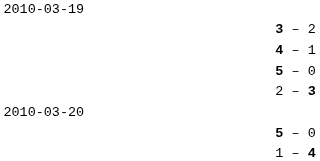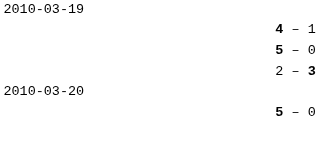- row: (118, 30)
- row: (118, 154)
